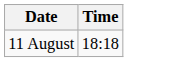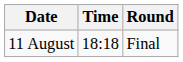+ column: (150, 17)
